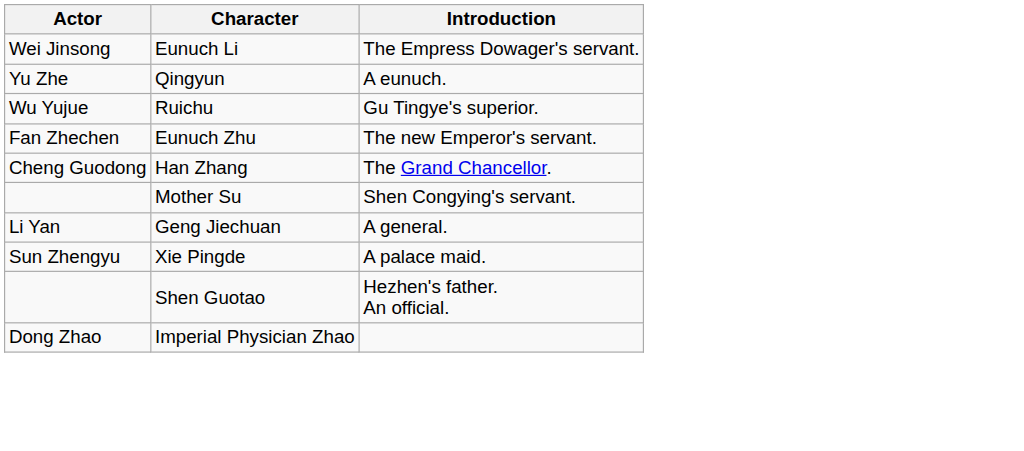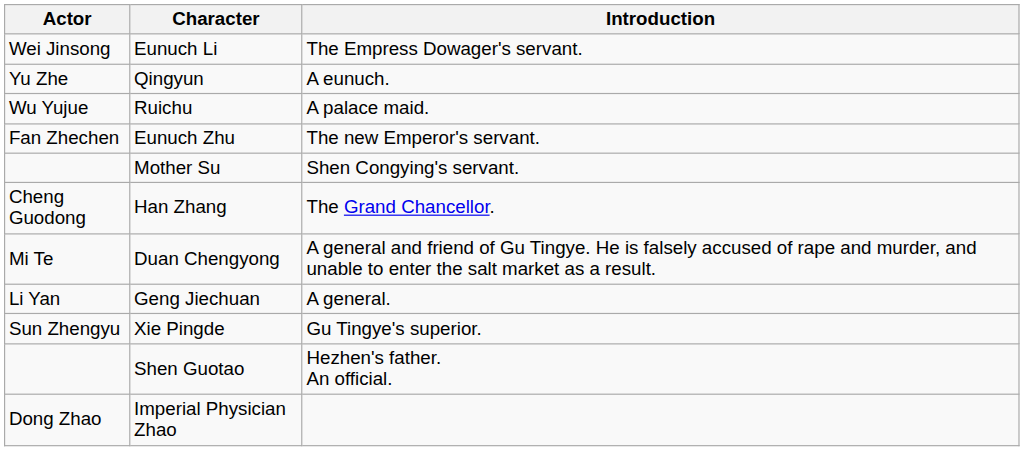(451, 108) Gu Tingye's superior. -> (368, 108) A palace maid.
rows swapped: (198, 197) <-> (201, 167)
+ row: (207, 258)
(425, 256) A palace maid. -> (394, 328) Gu Tingye's superior.
